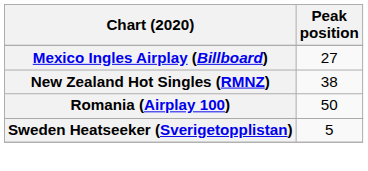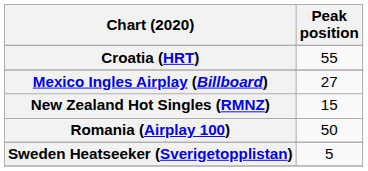+ row: (150, 57)
(329, 81) 38 -> (329, 105) 15
